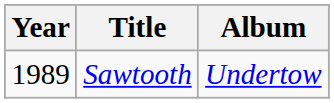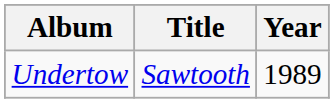columns swapped: (41, 27) <-> (263, 27)
